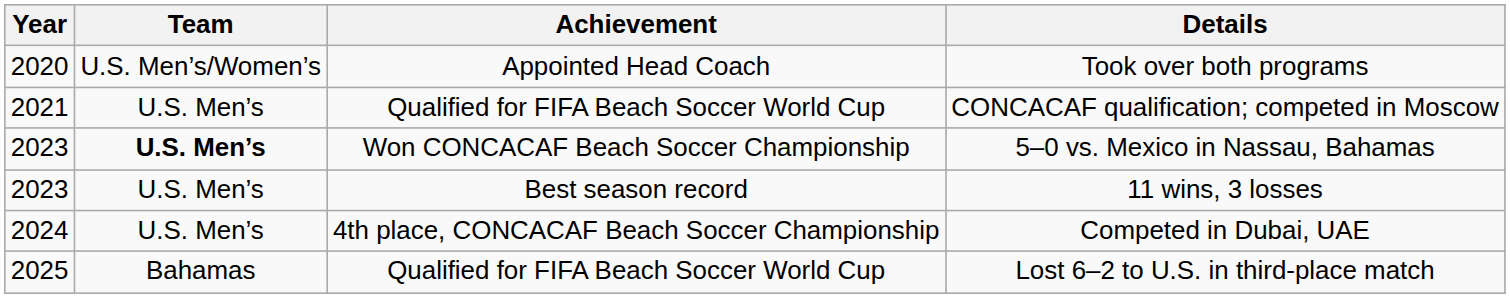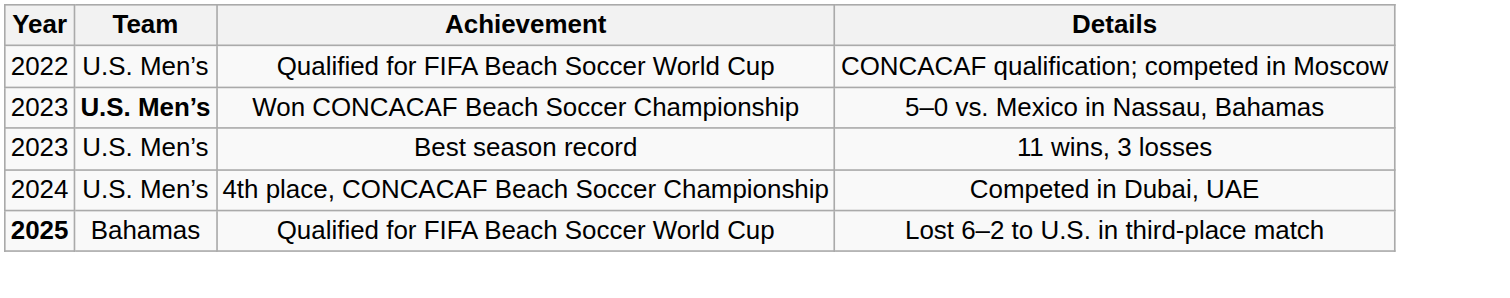- row: (1225, 66)
(40, 107) 2021 -> (40, 66) 2022
(40, 271) normal -> (40, 230) bold
